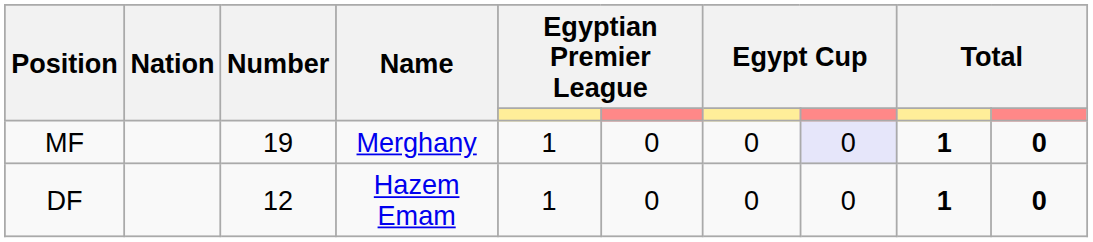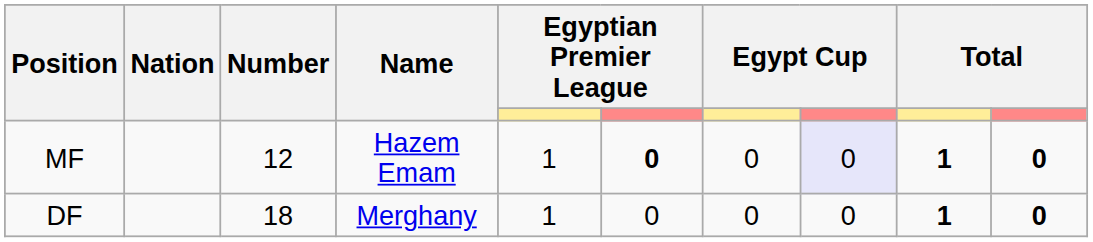(278, 142) 19 -> (278, 158) 12
(417, 142) Merghany -> (417, 158) Hazem Emam
(652, 142) normal -> (652, 158) bold
(278, 200) 12 -> (278, 216) 18
(417, 200) Hazem Emam -> (417, 216) Merghany
